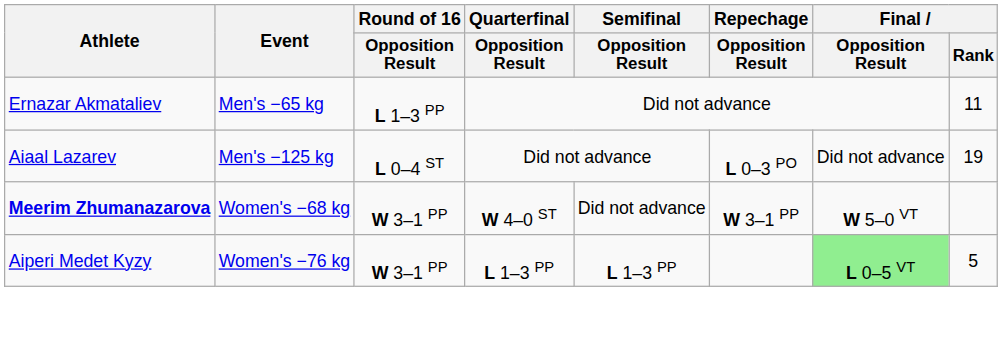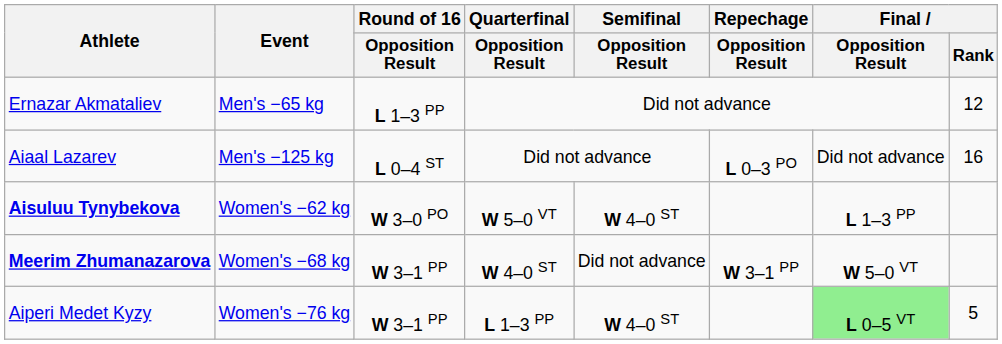(973, 104) 11 -> (973, 104) 12
(973, 156) 19 -> (973, 156) 16
+ row: (94, 209)
(642, 271) L 1–3 PP -> (642, 323) W 4–0 ST
